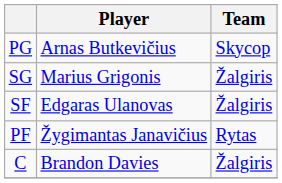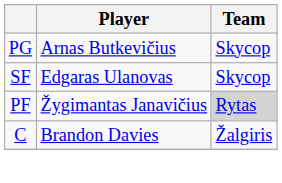- row: (20, 76)
(244, 105) Žalgiris -> (243, 76) Skycop
(236, 134) no background -> (236, 105) lightgrey background
